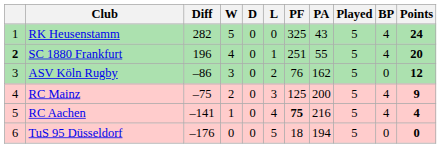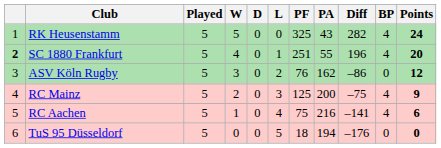columns swapped: (354, 14) <-> (202, 14)
(297, 113) bold -> (302, 113) normal
(417, 113) 4 -> (417, 113) 6
